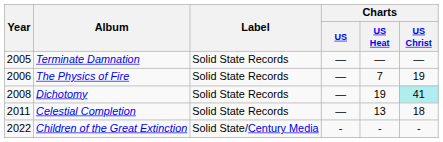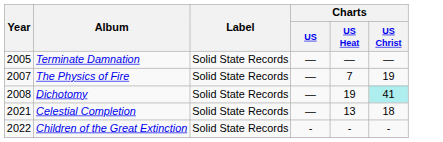(19, 77) 2006 -> (19, 77) 2007
(19, 111) 2011 -> (19, 111) 2021
(255, 128) Solid State/Century Media -> (240, 128) Solid State Records
